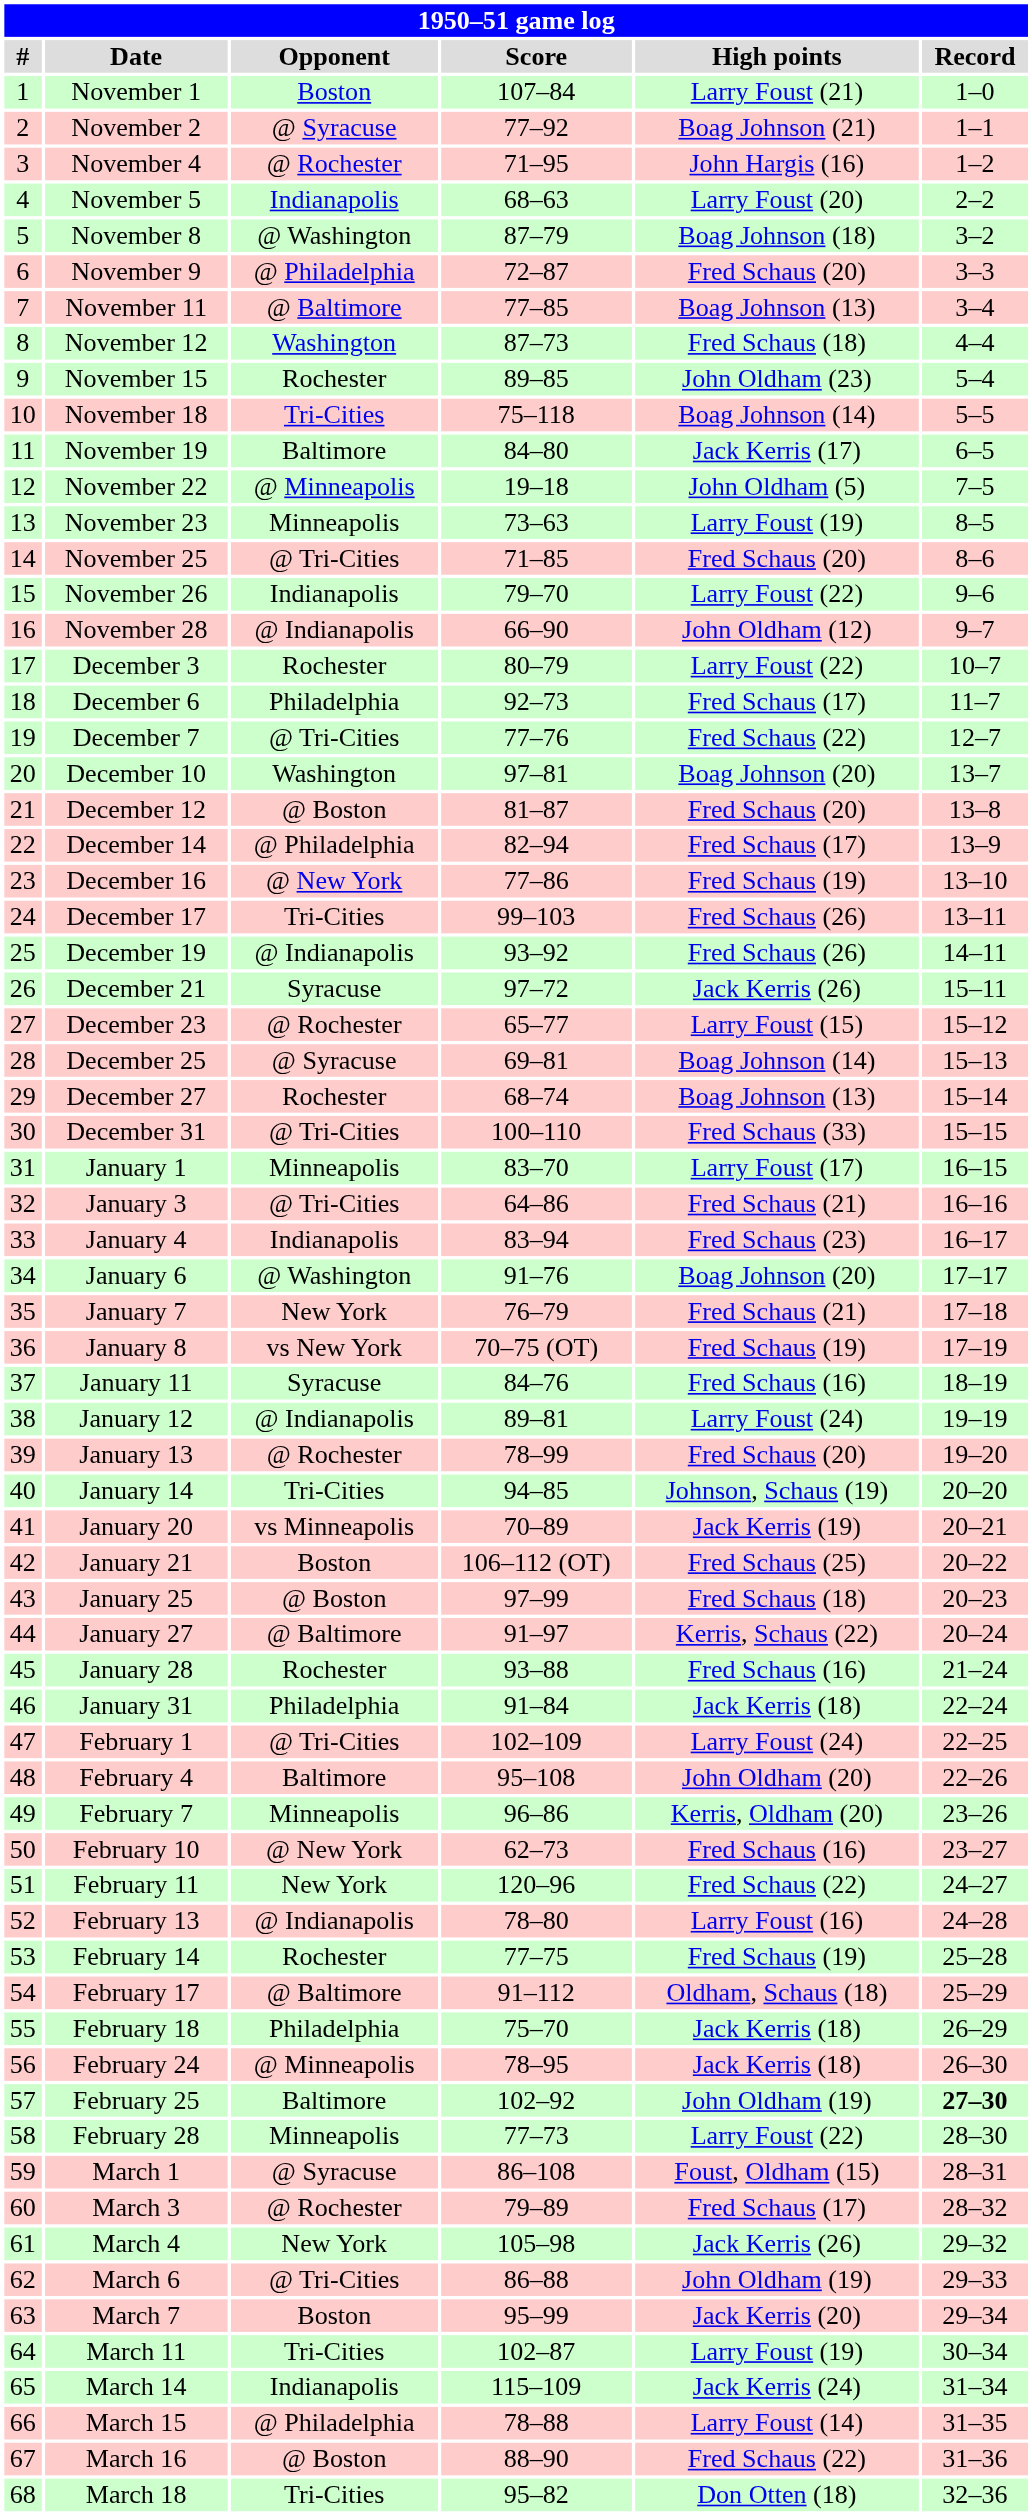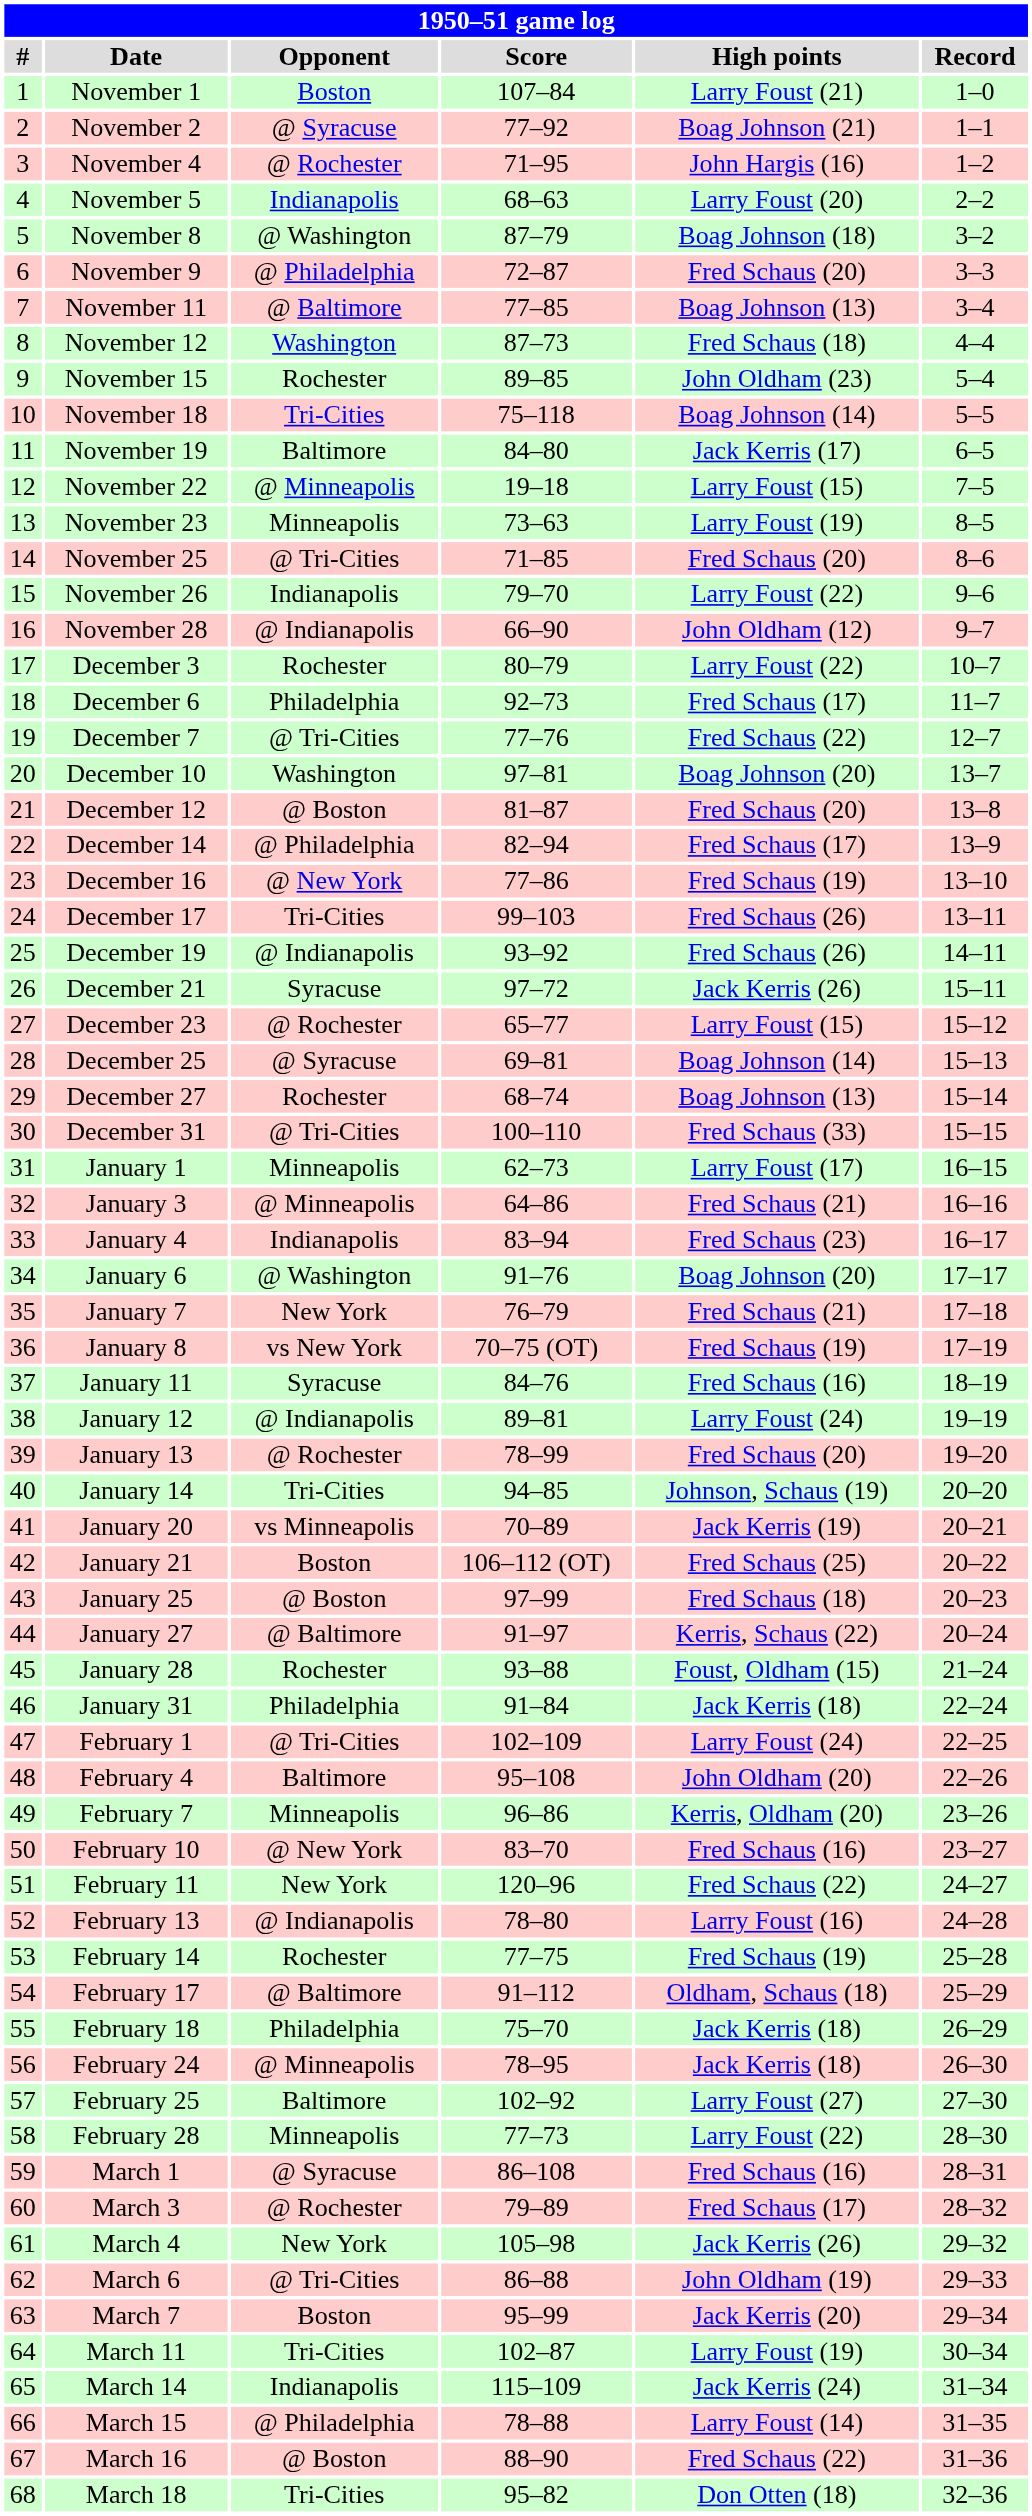(777, 486) John Oldham (5) -> (777, 486) Larry Foust (15)
(536, 1167) 83–70 -> (536, 1167) 62–73
(334, 1203) @ Tri-Cities -> (334, 1203) @ Minneapolis
(777, 1669) Fred Schaus (16) -> (777, 1669) Foust, Oldham (15)
(536, 1849) 62–73 -> (536, 1849) 83–70
(777, 2100) John Oldham (19) -> (777, 2100) Larry Foust (27)
(975, 2100) bold -> (975, 2100) normal
(777, 2171) Foust, Oldham (15) -> (777, 2171) Fred Schaus (16)
